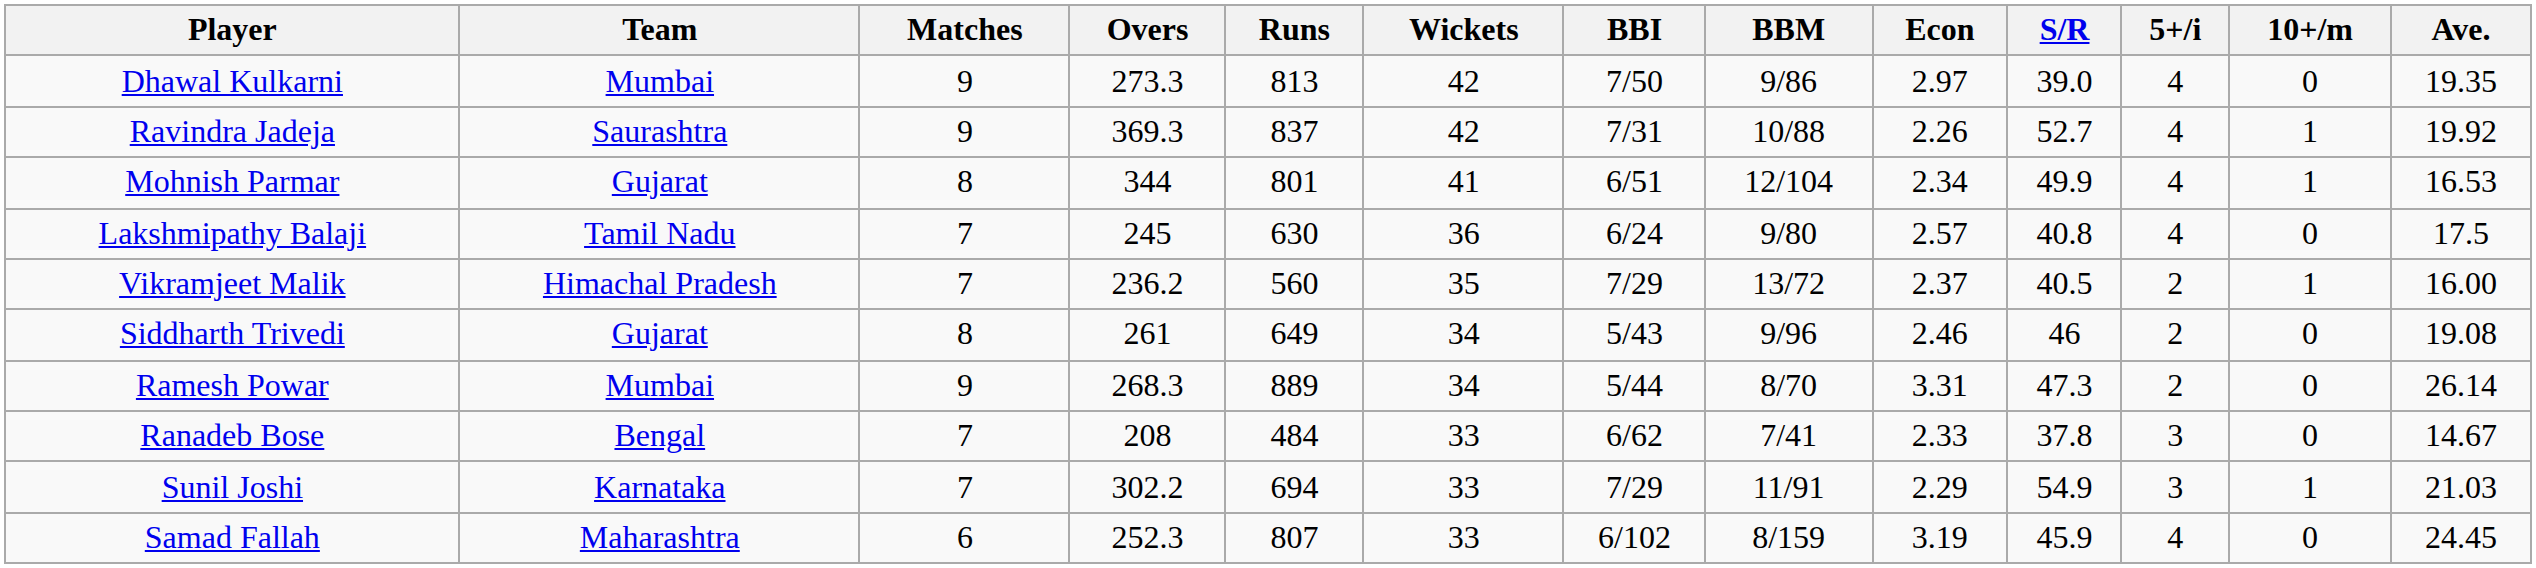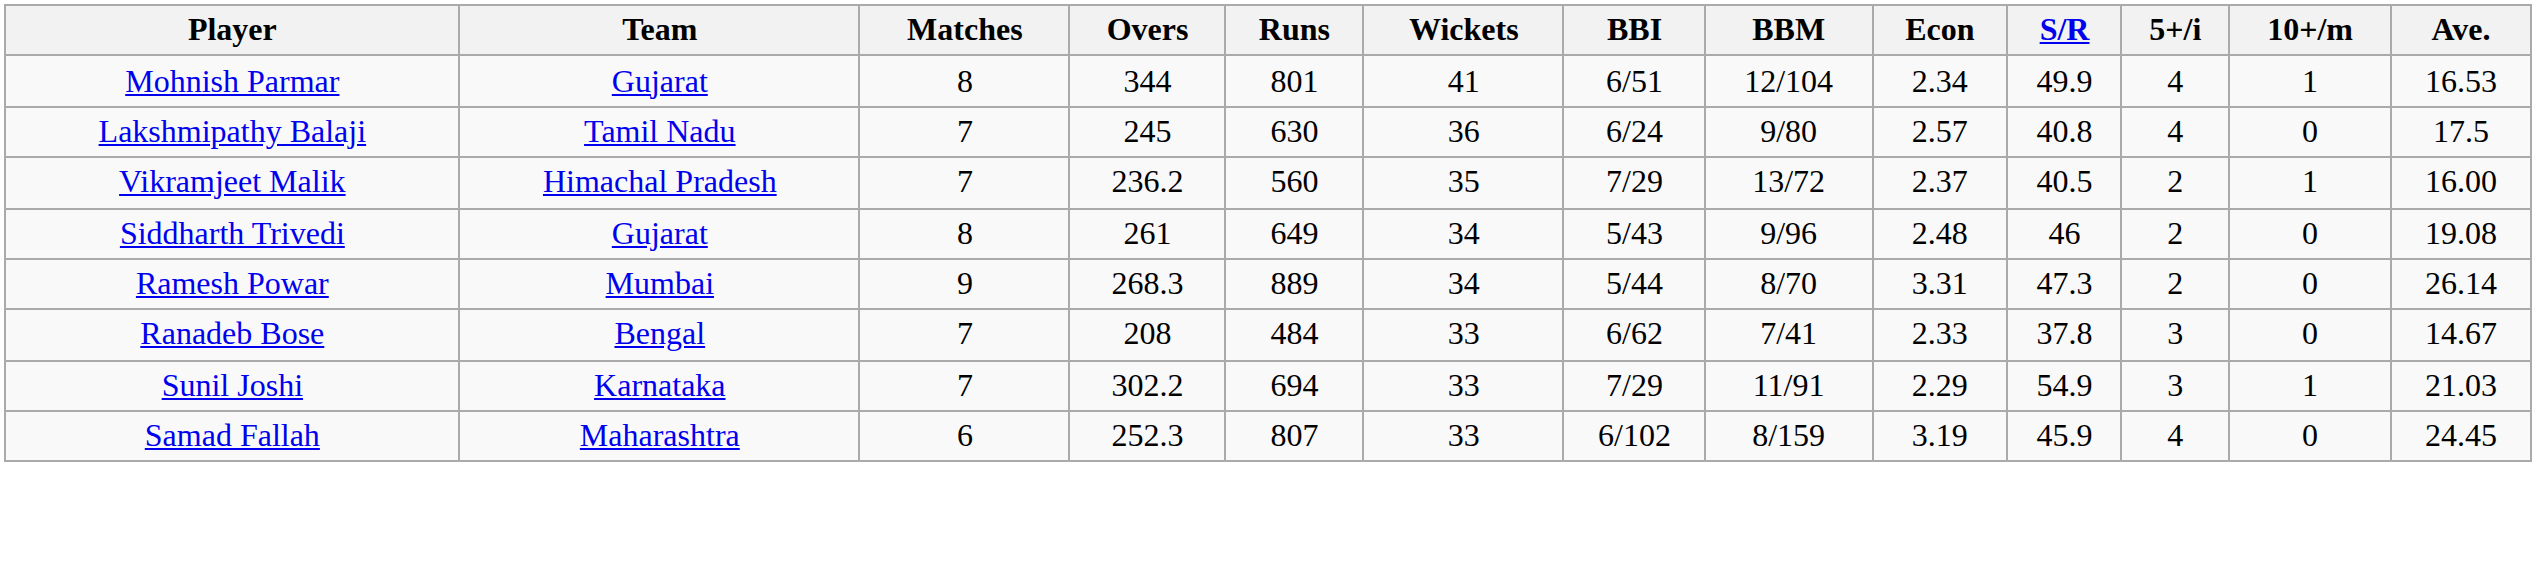- row: (232, 80)
- row: (232, 131)
(1940, 334) 2.46 -> (1940, 232) 2.48
